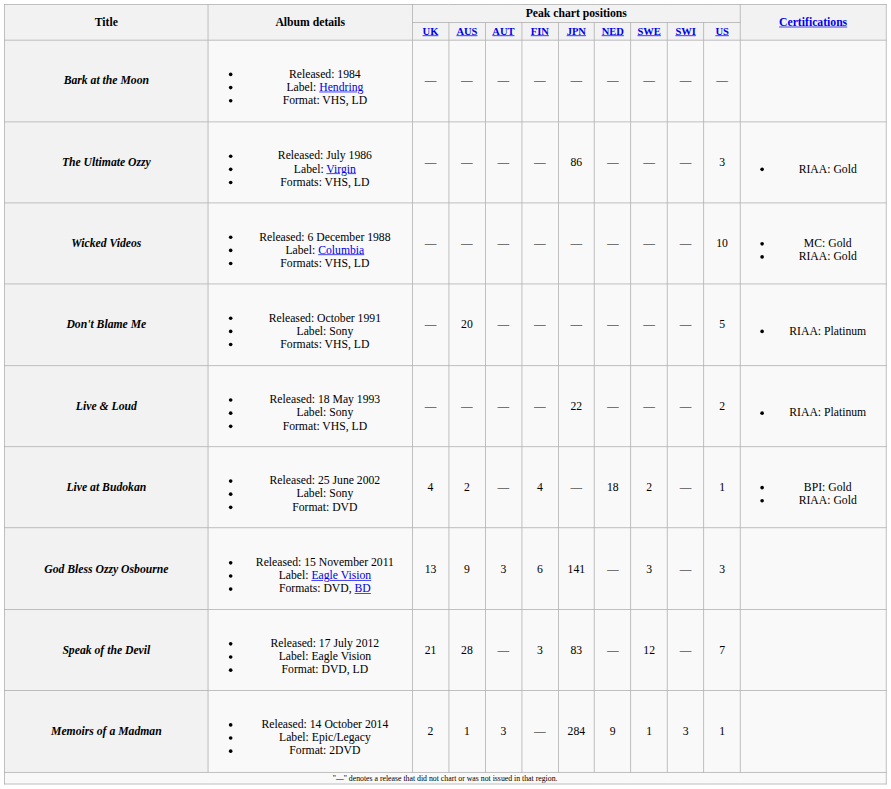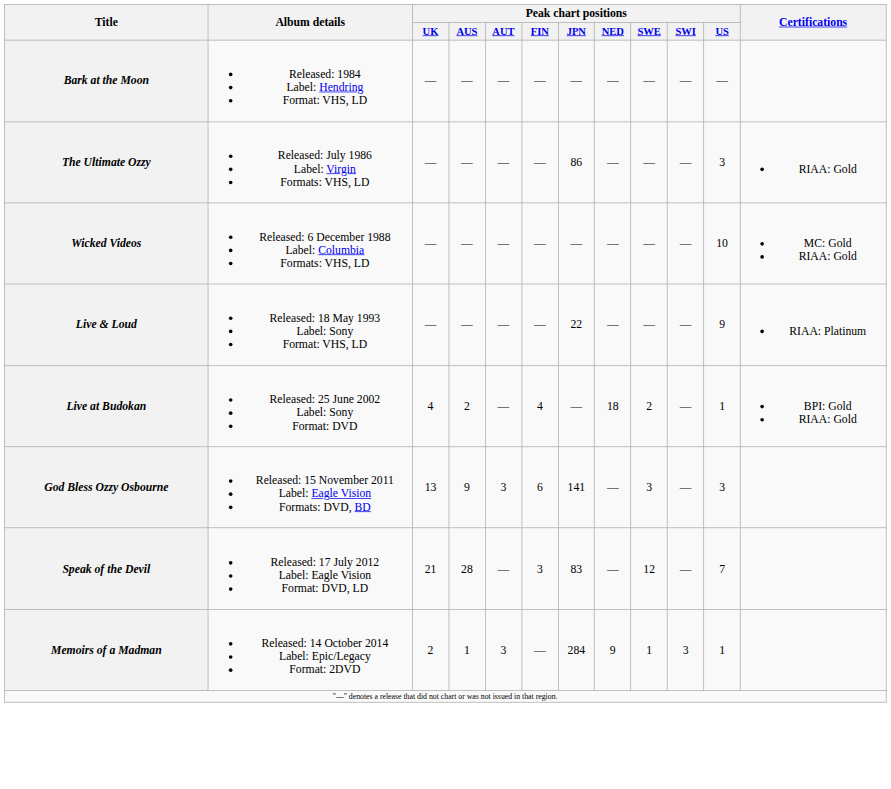- row: (106, 324)
(722, 406) 2 -> (722, 324) 9
